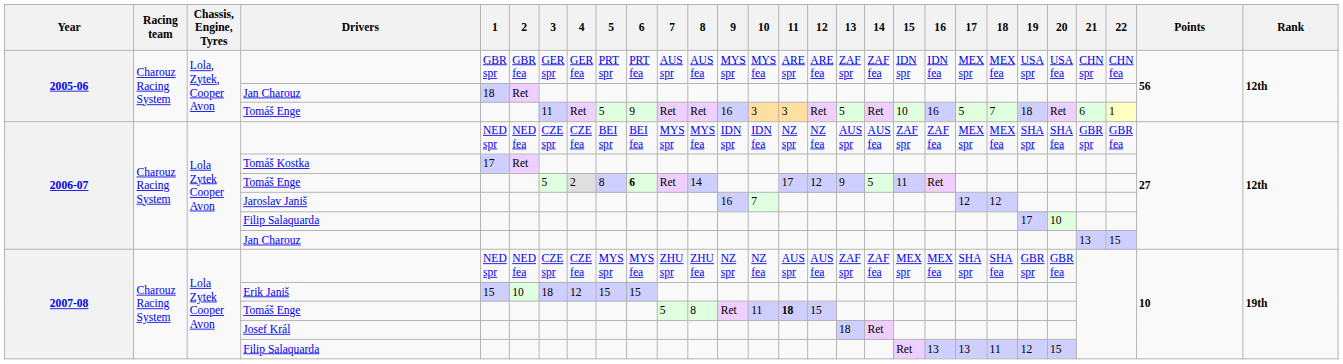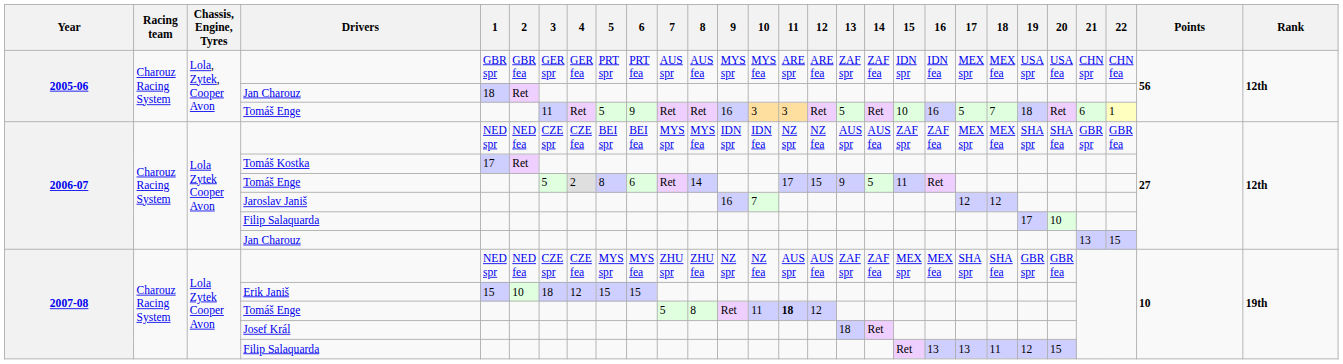(632, 182) bold -> (632, 182) normal
(816, 182) 12 -> (816, 182) 15
(816, 310) 15 -> (816, 310) 12
